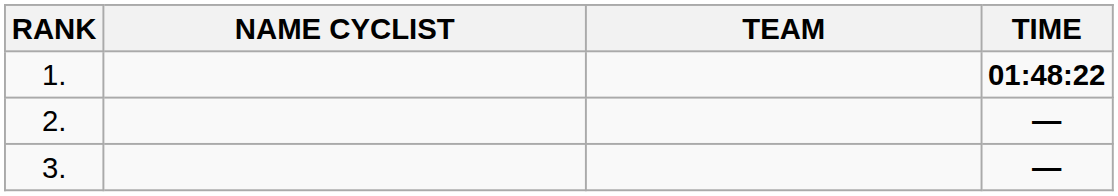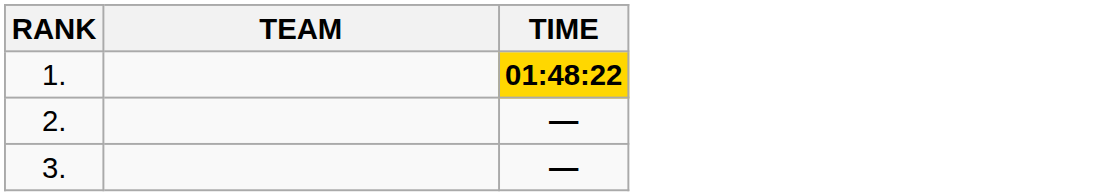- column: (345, 28)
(1047, 75) no background -> (564, 75) gold background
